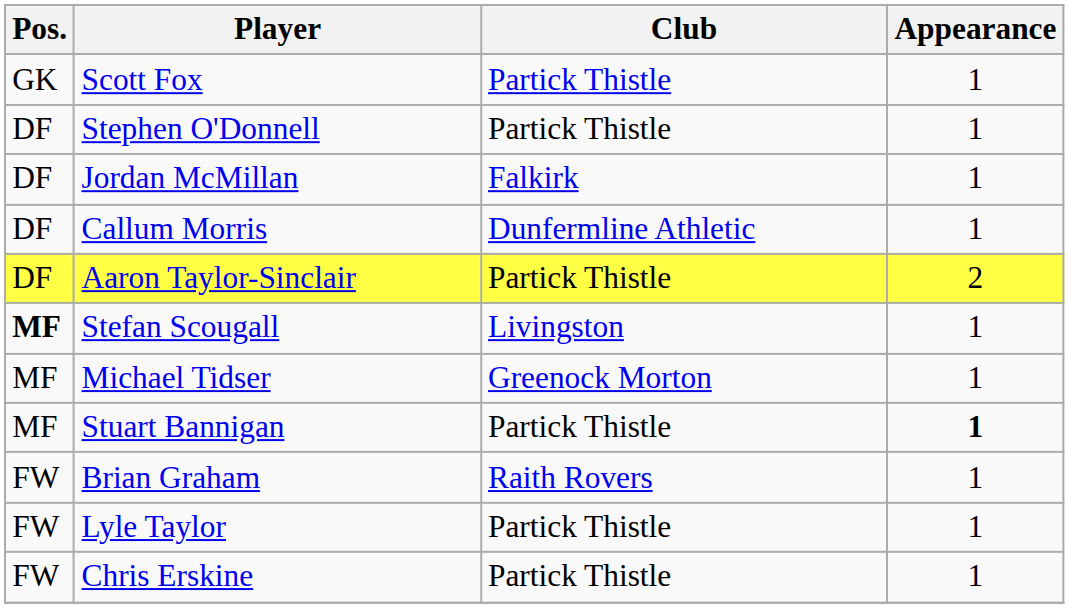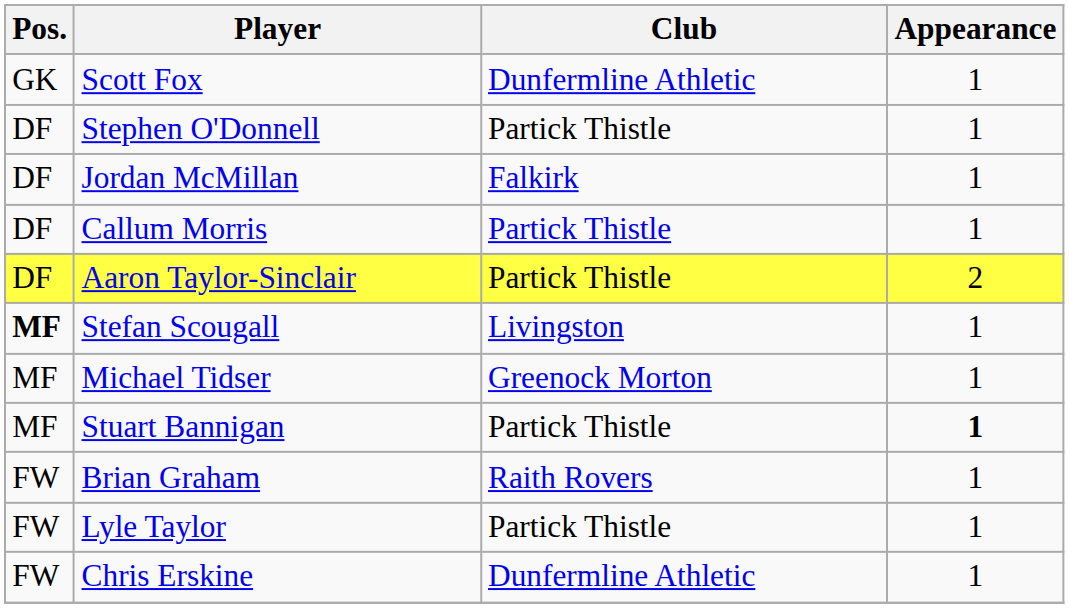(580, 79) Partick Thistle -> (622, 79) Dunfermline Athletic
(622, 228) Dunfermline Athletic -> (580, 228) Partick Thistle
(580, 576) Partick Thistle -> (622, 576) Dunfermline Athletic
